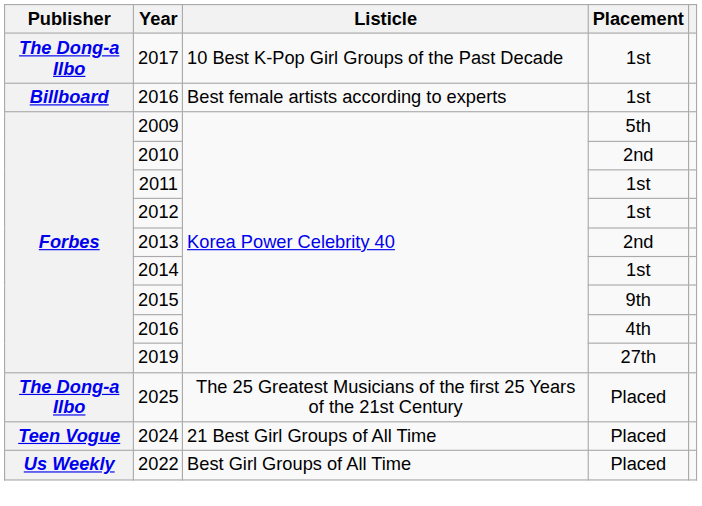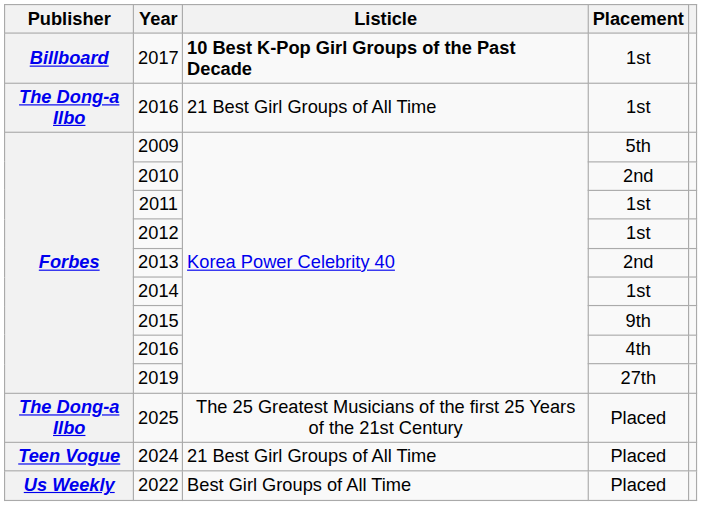(69, 58) The Dong-a Ilbo -> (69, 58) Billboard
(375, 58) normal -> (351, 58) bold
(69, 97) Billboard -> (69, 107) The Dong-a Ilbo
(347, 97) Best female artists according to experts -> (312, 107) 21 Best Girl Groups of All Time
